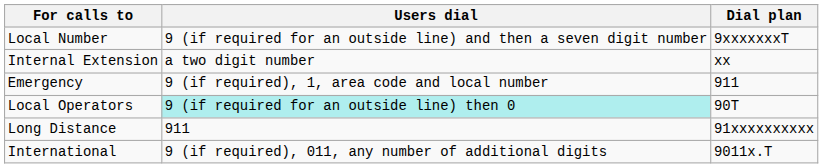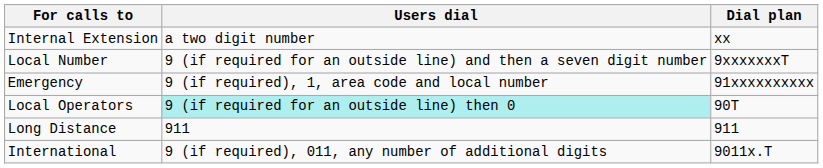rows swapped: (83, 61) <-> (58, 39)
(726, 84) 911 -> (764, 84) 91xxxxxxxxxx
(764, 129) 91xxxxxxxxxx -> (726, 129) 911
